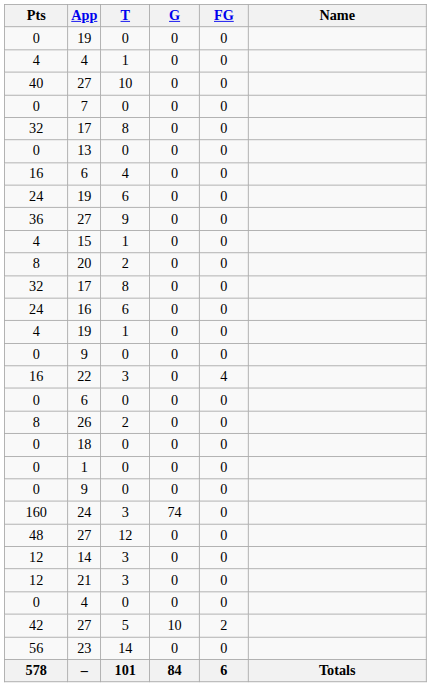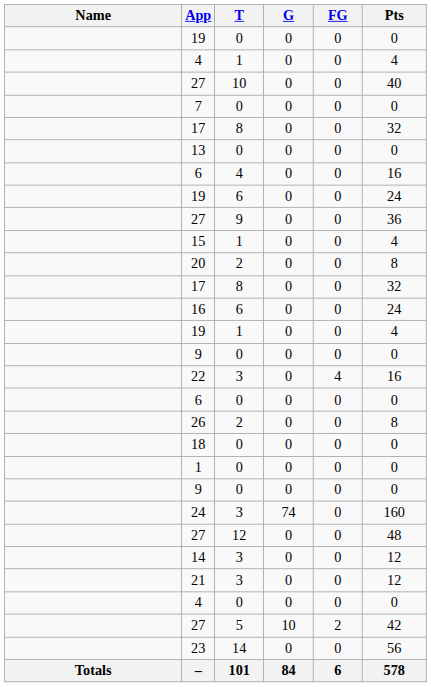columns swapped: (337, 15) <-> (36, 15)
